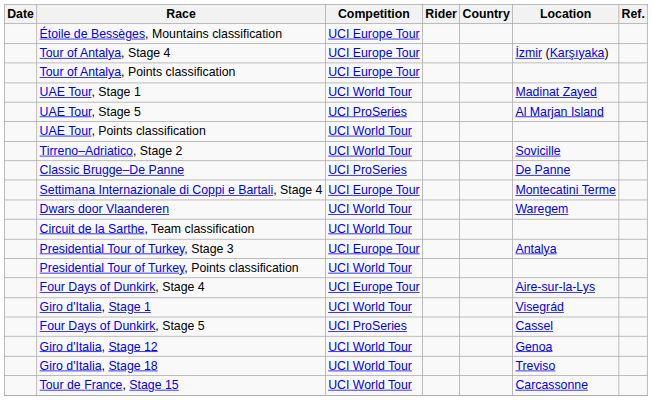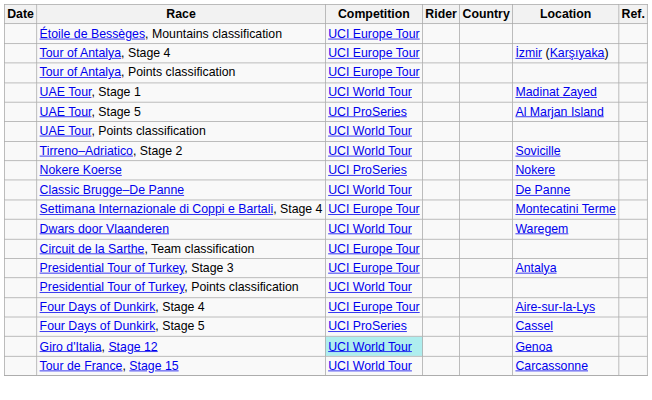+ row: (81, 170)
(368, 170) UCI ProSeries -> (370, 190) UCI World Tour
(370, 229) UCI World Tour -> (374, 248) UCI Europe Tour
- row: (95, 307)
(370, 346) no background -> (370, 346) paleturquoise background
- row: (99, 365)
